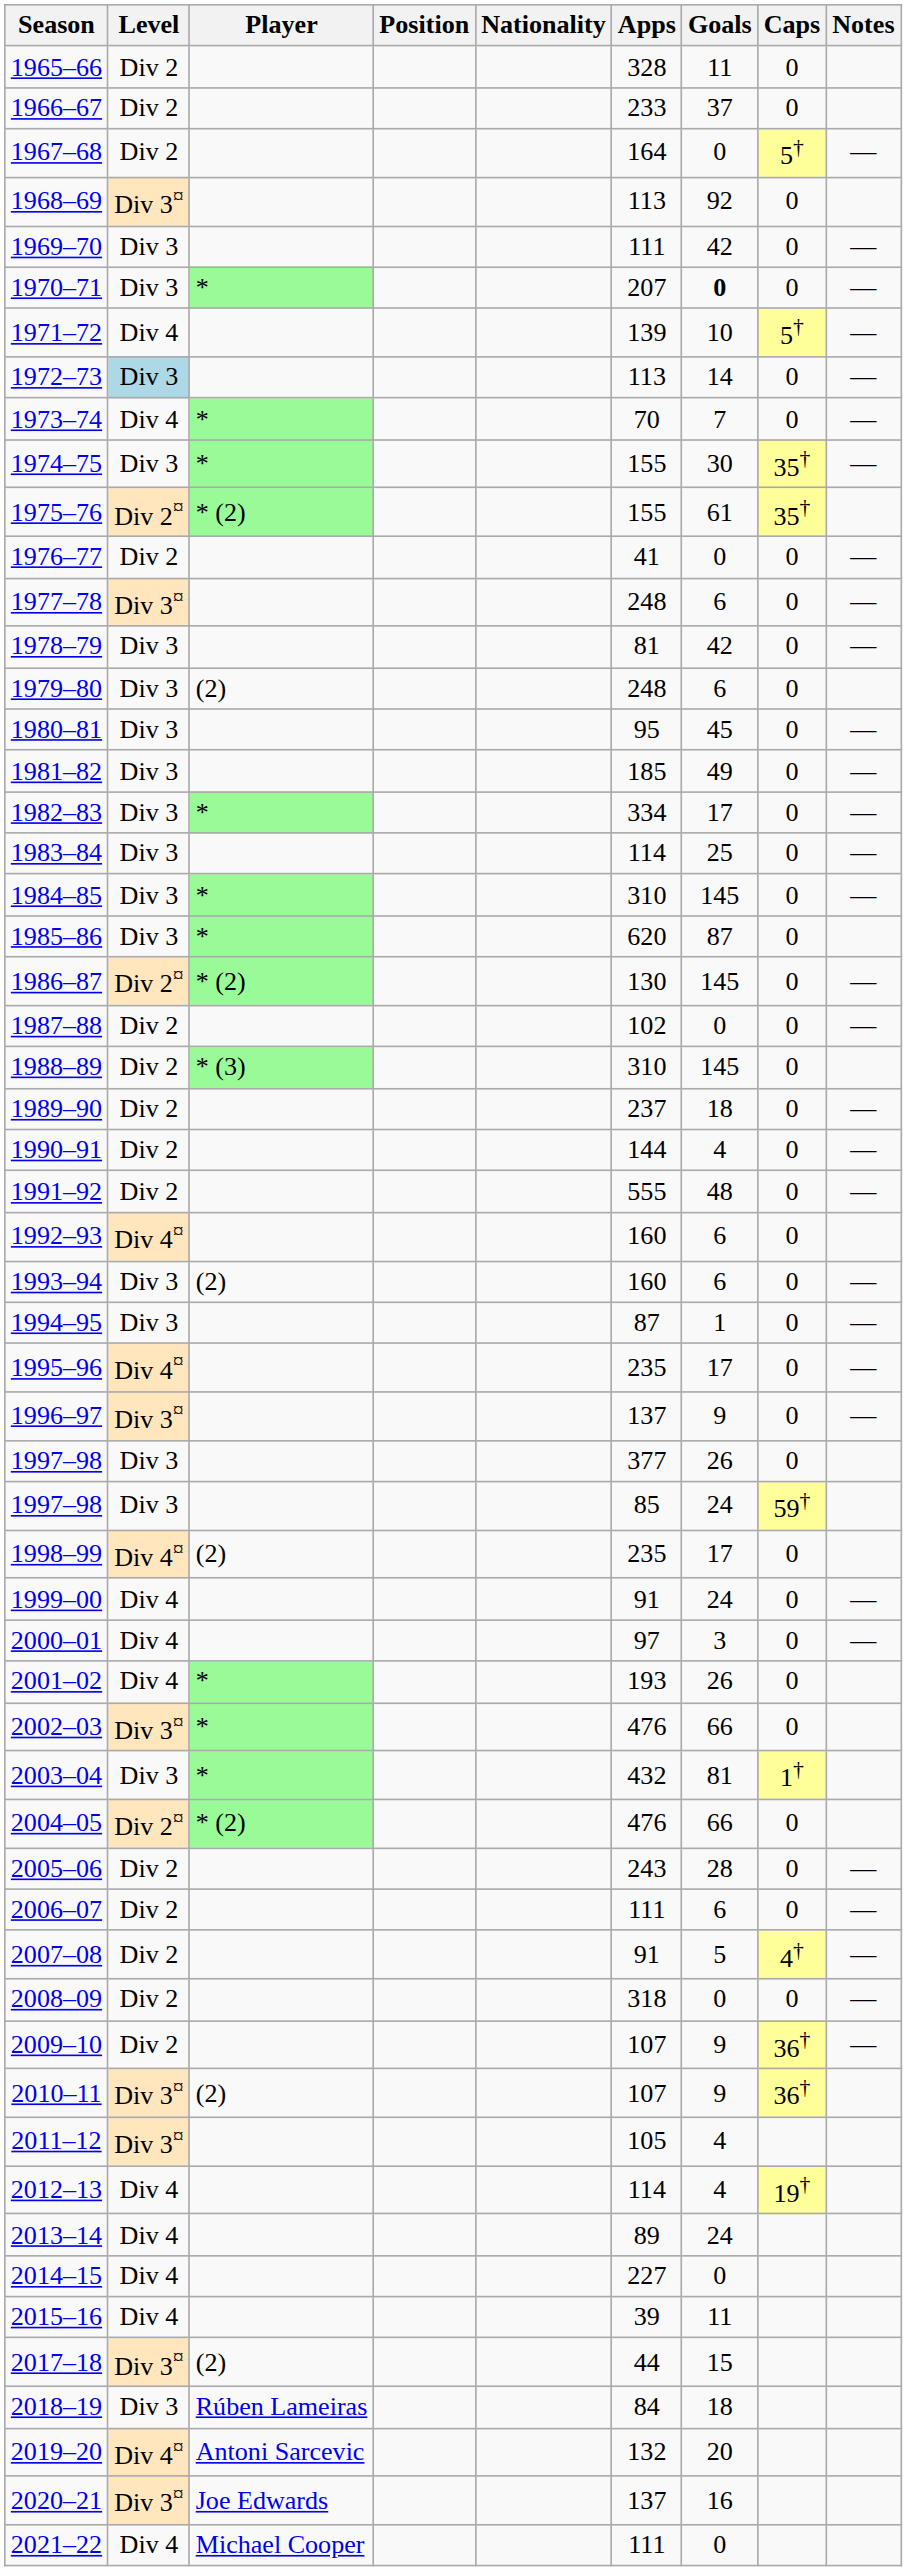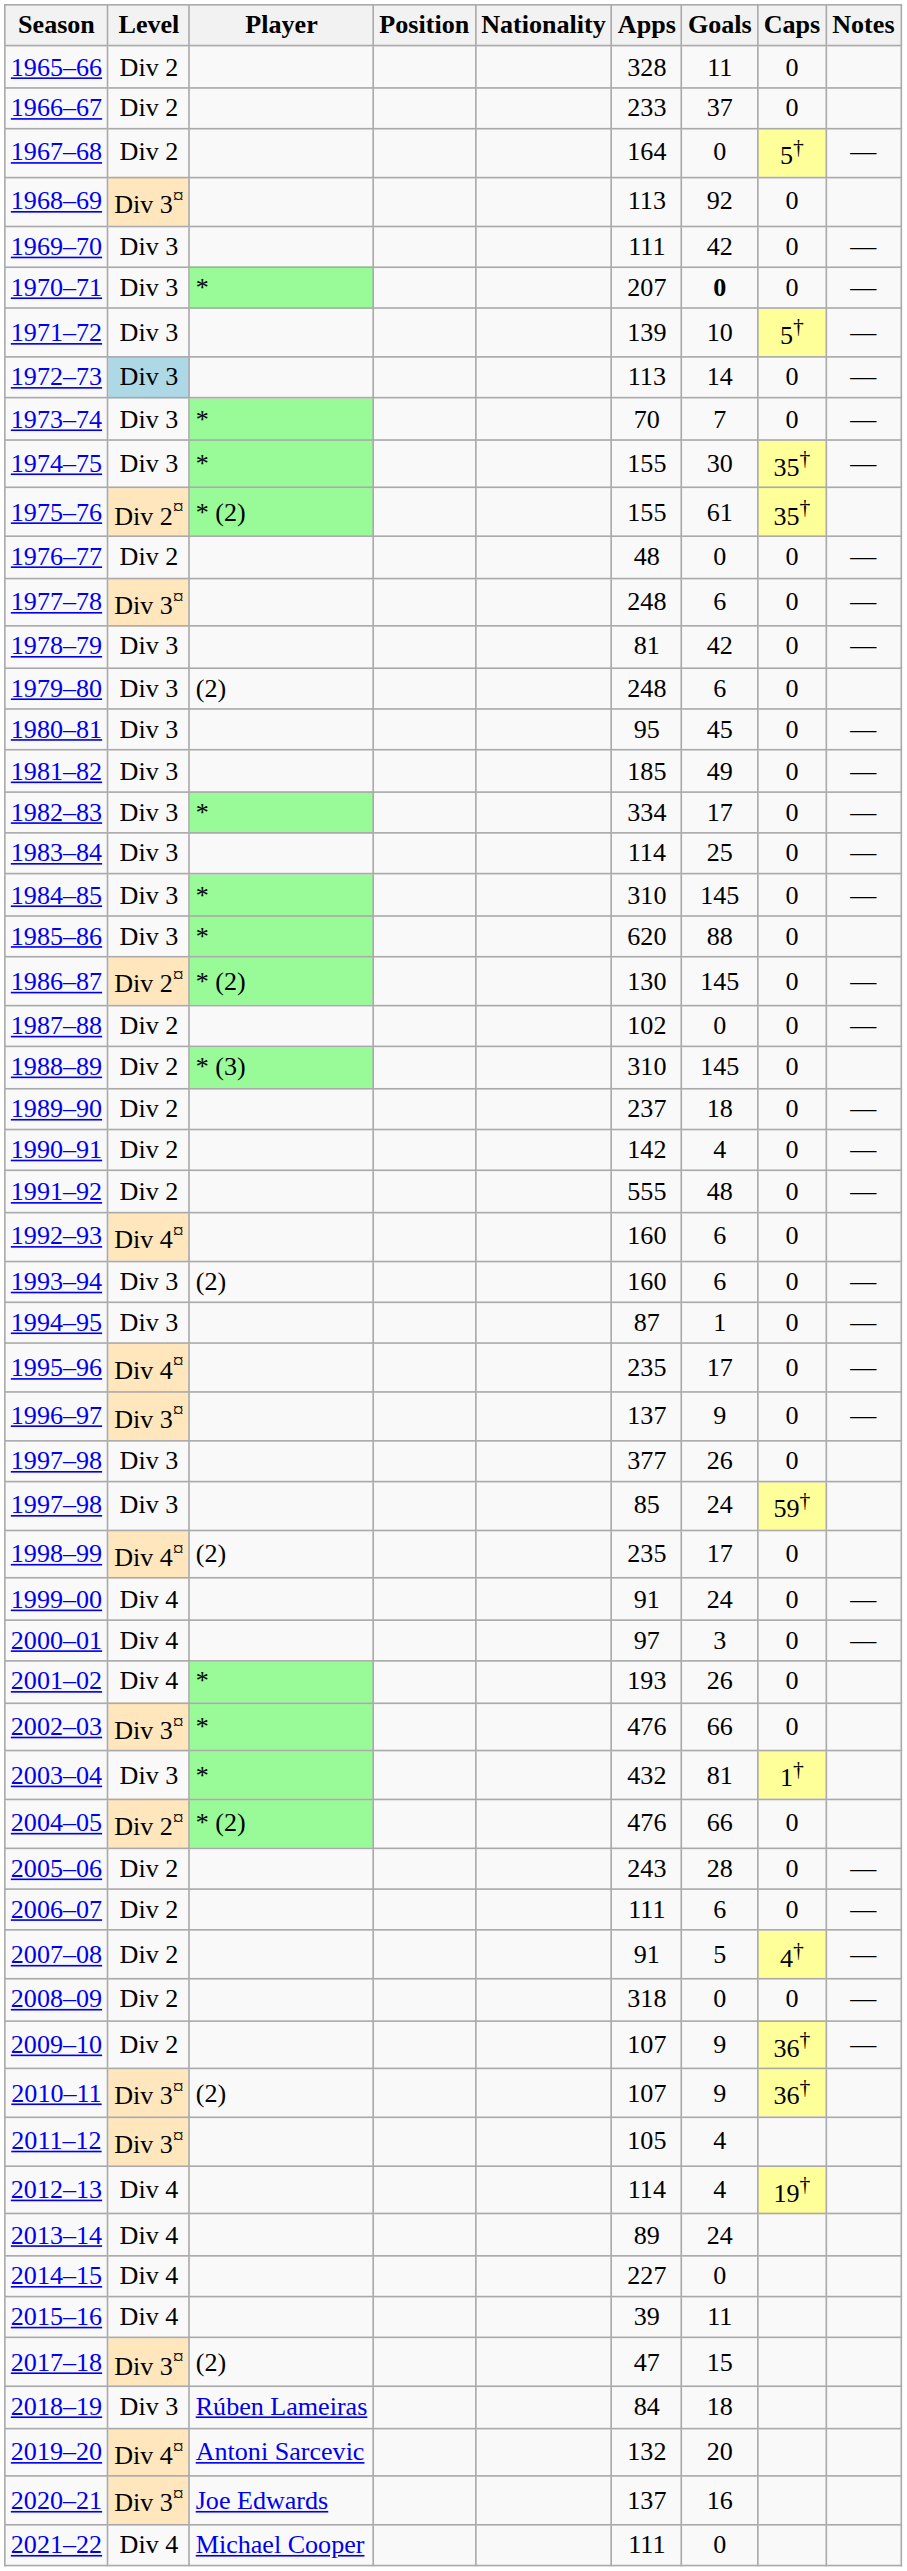(149, 332) Div 4 -> (149, 332) Div 3
(149, 418) Div 4 -> (149, 418) Div 3
(647, 556) 41 -> (647, 556) 48
(720, 936) 87 -> (720, 936) 88
(647, 1149) 144 -> (647, 1149) 142
(647, 2361) 44 -> (647, 2361) 47
